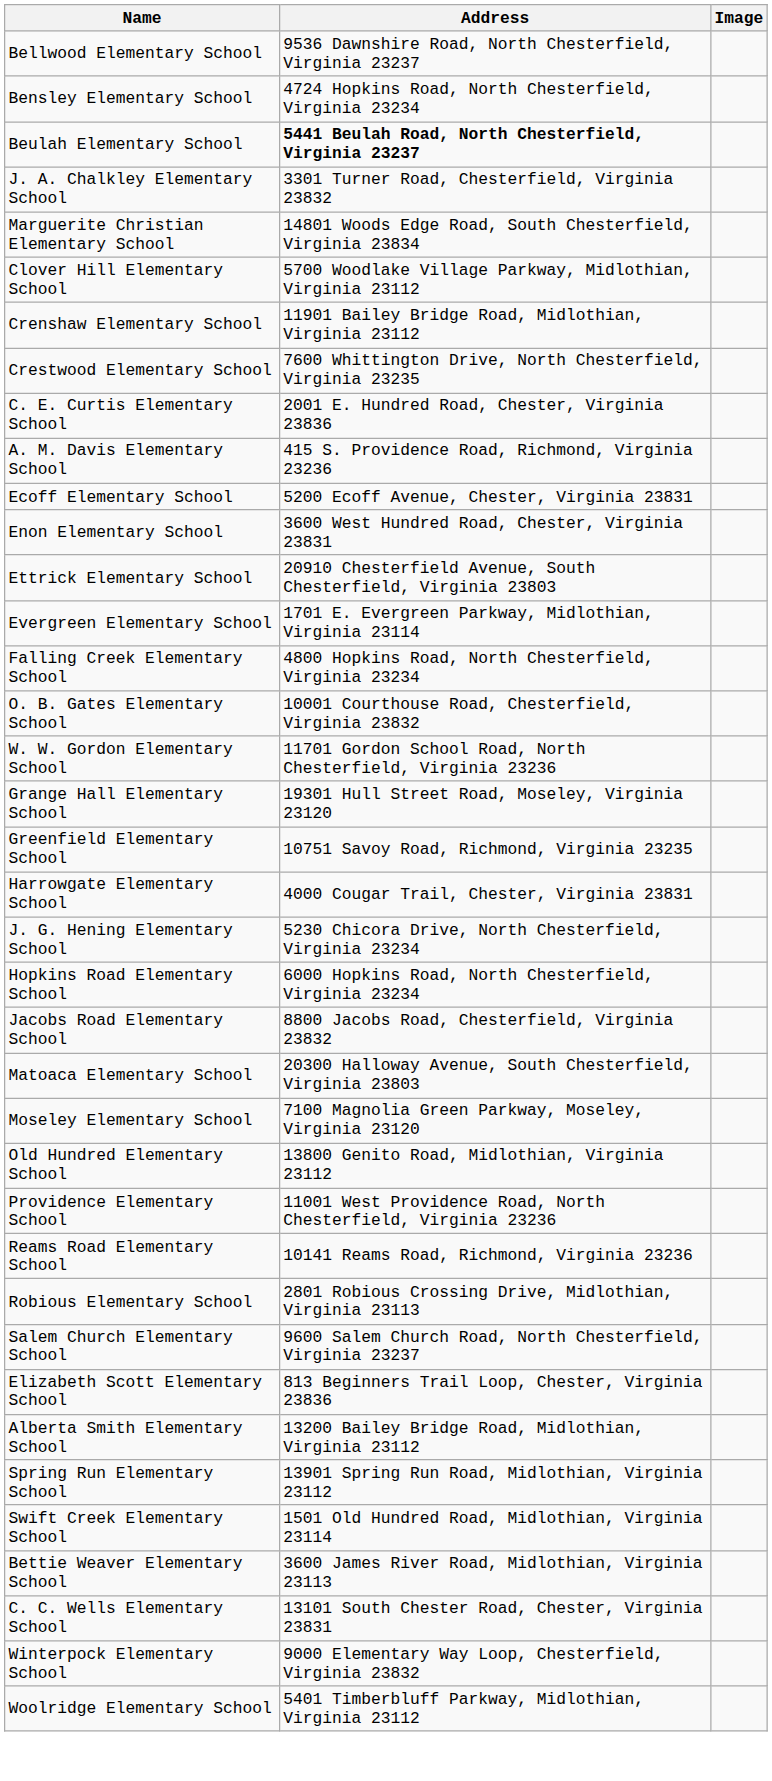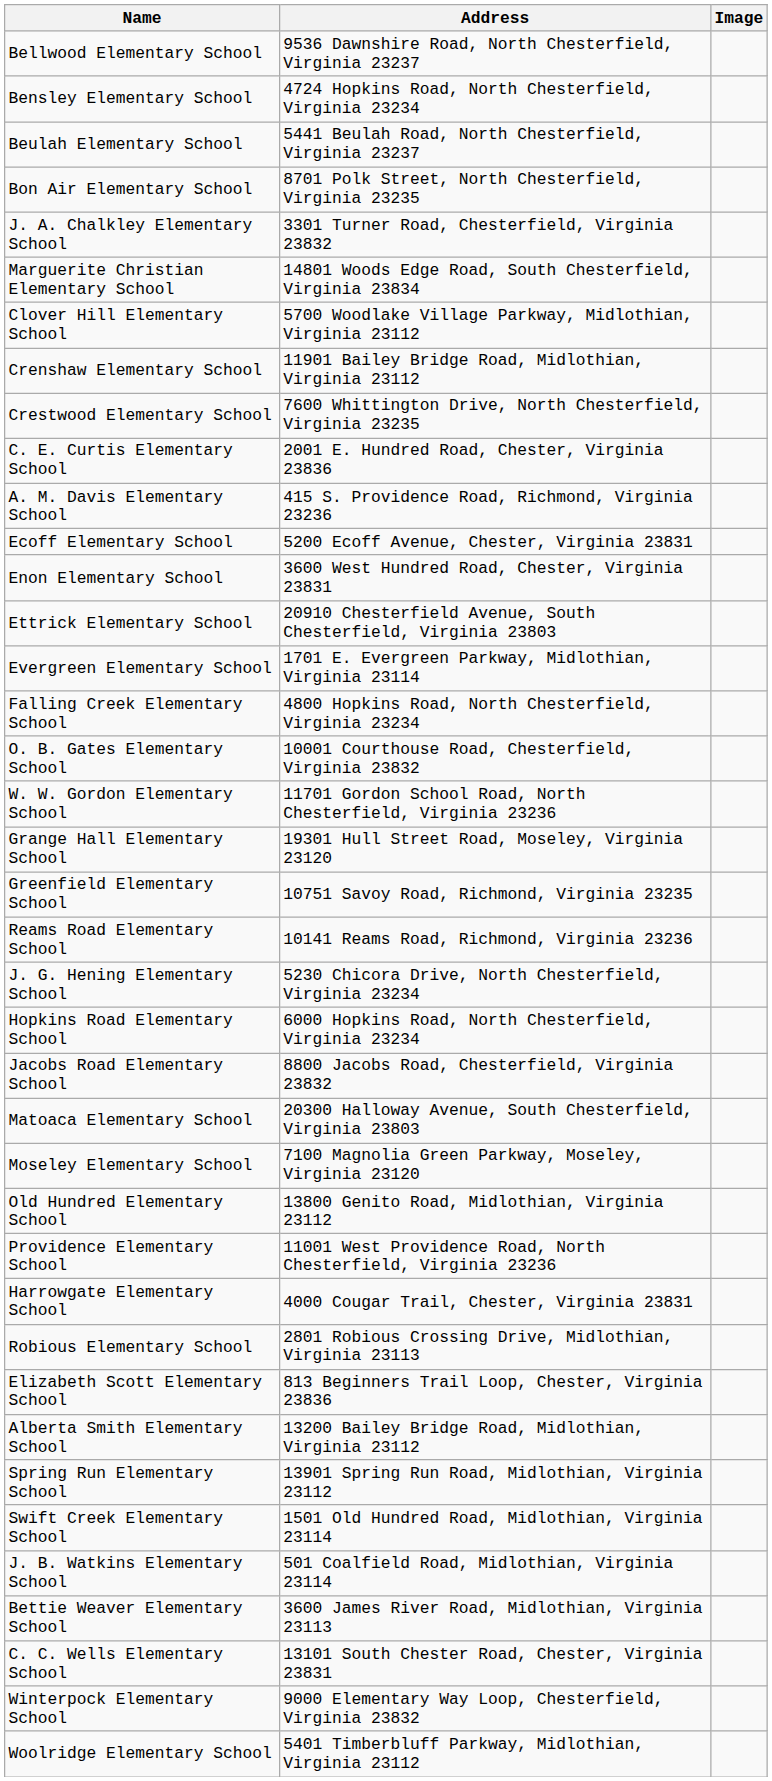(464, 144) bold -> (464, 144) normal
+ row: (130, 189)
rows swapped: (111, 894) <-> (111, 1256)
- row: (121, 1347)
+ row: (126, 1573)
